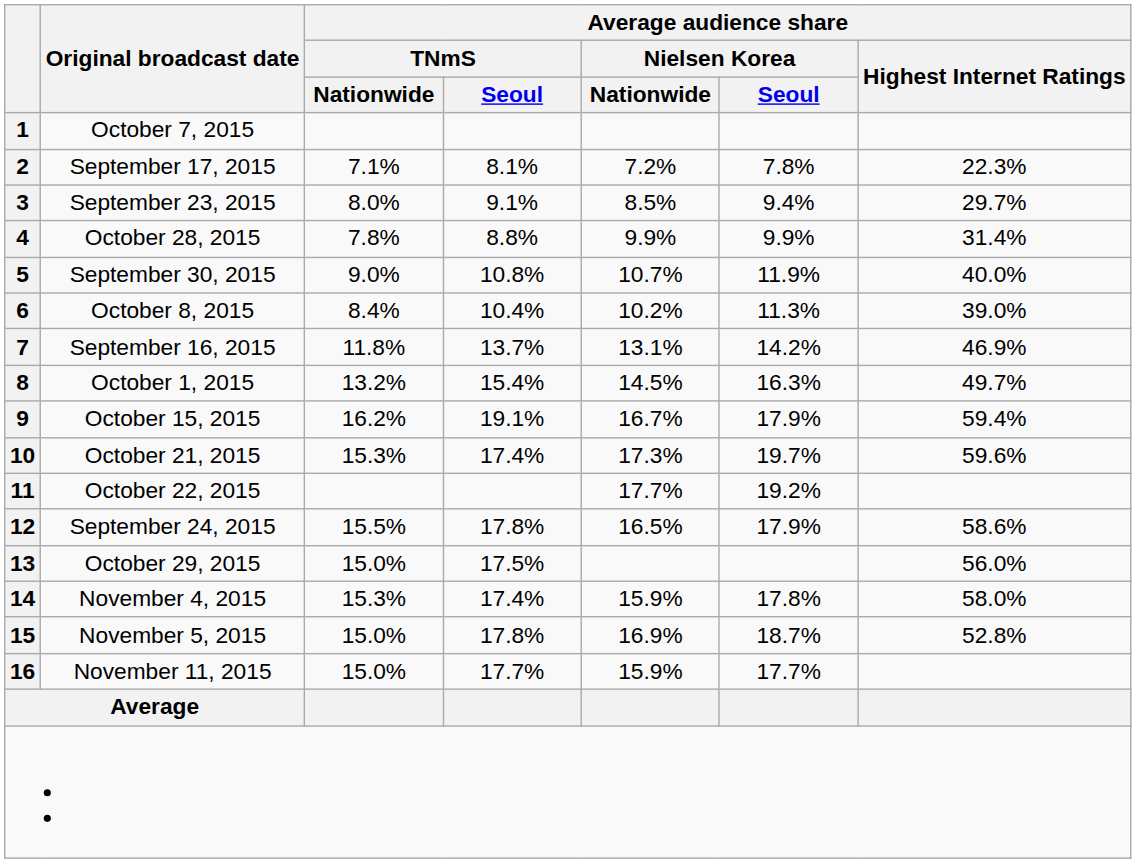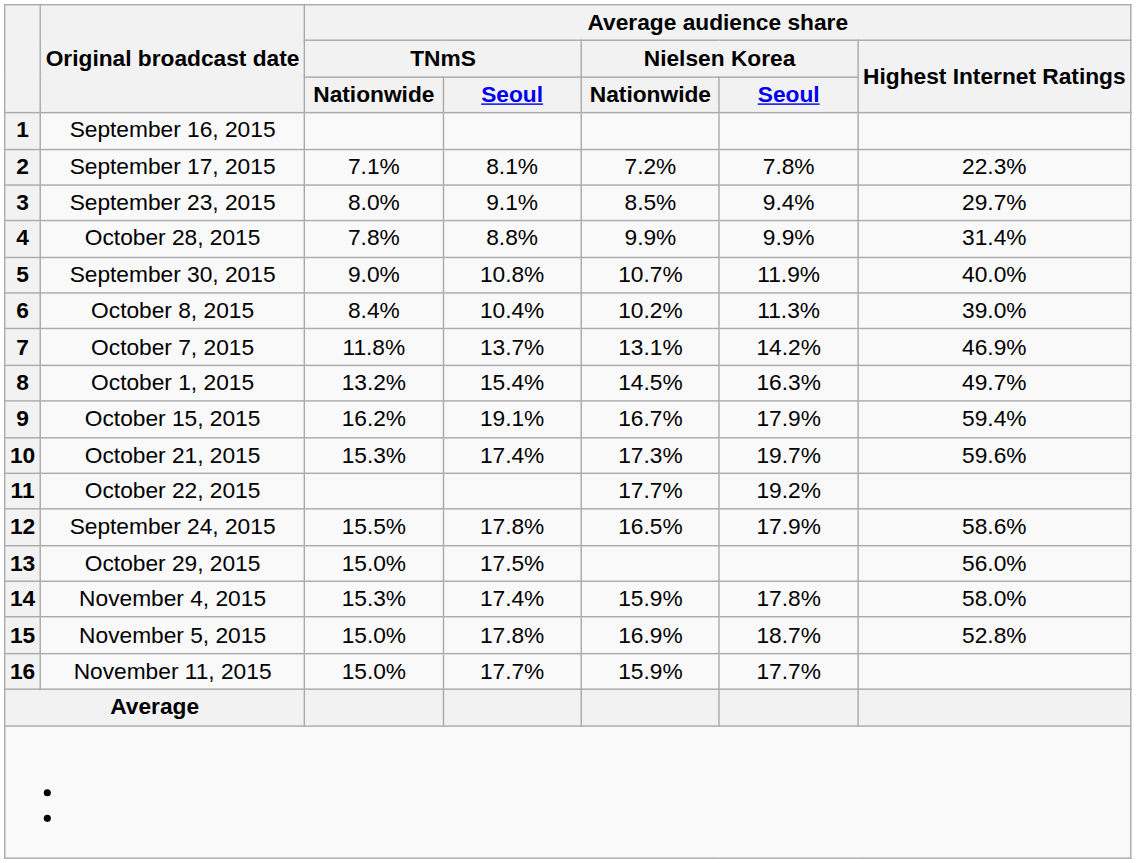(173, 130) October 7, 2015 -> (173, 130) September 16, 2015
(173, 346) September 16, 2015 -> (173, 346) October 7, 2015
